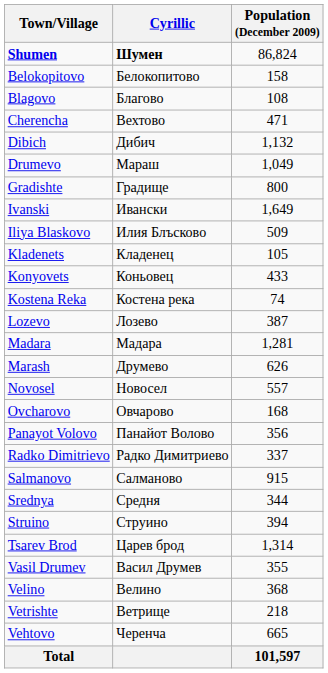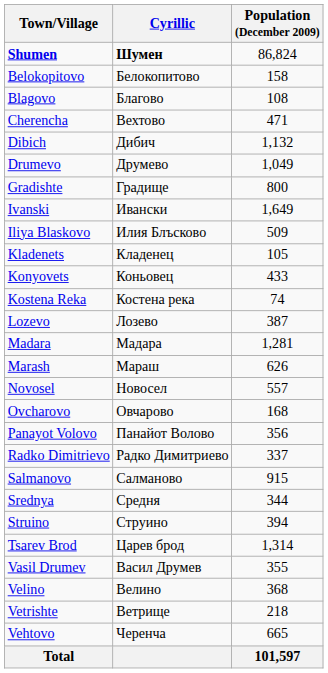(138, 165) Мараш -> (142, 165) Друмево
(142, 366) Друмево -> (138, 366) Мараш
